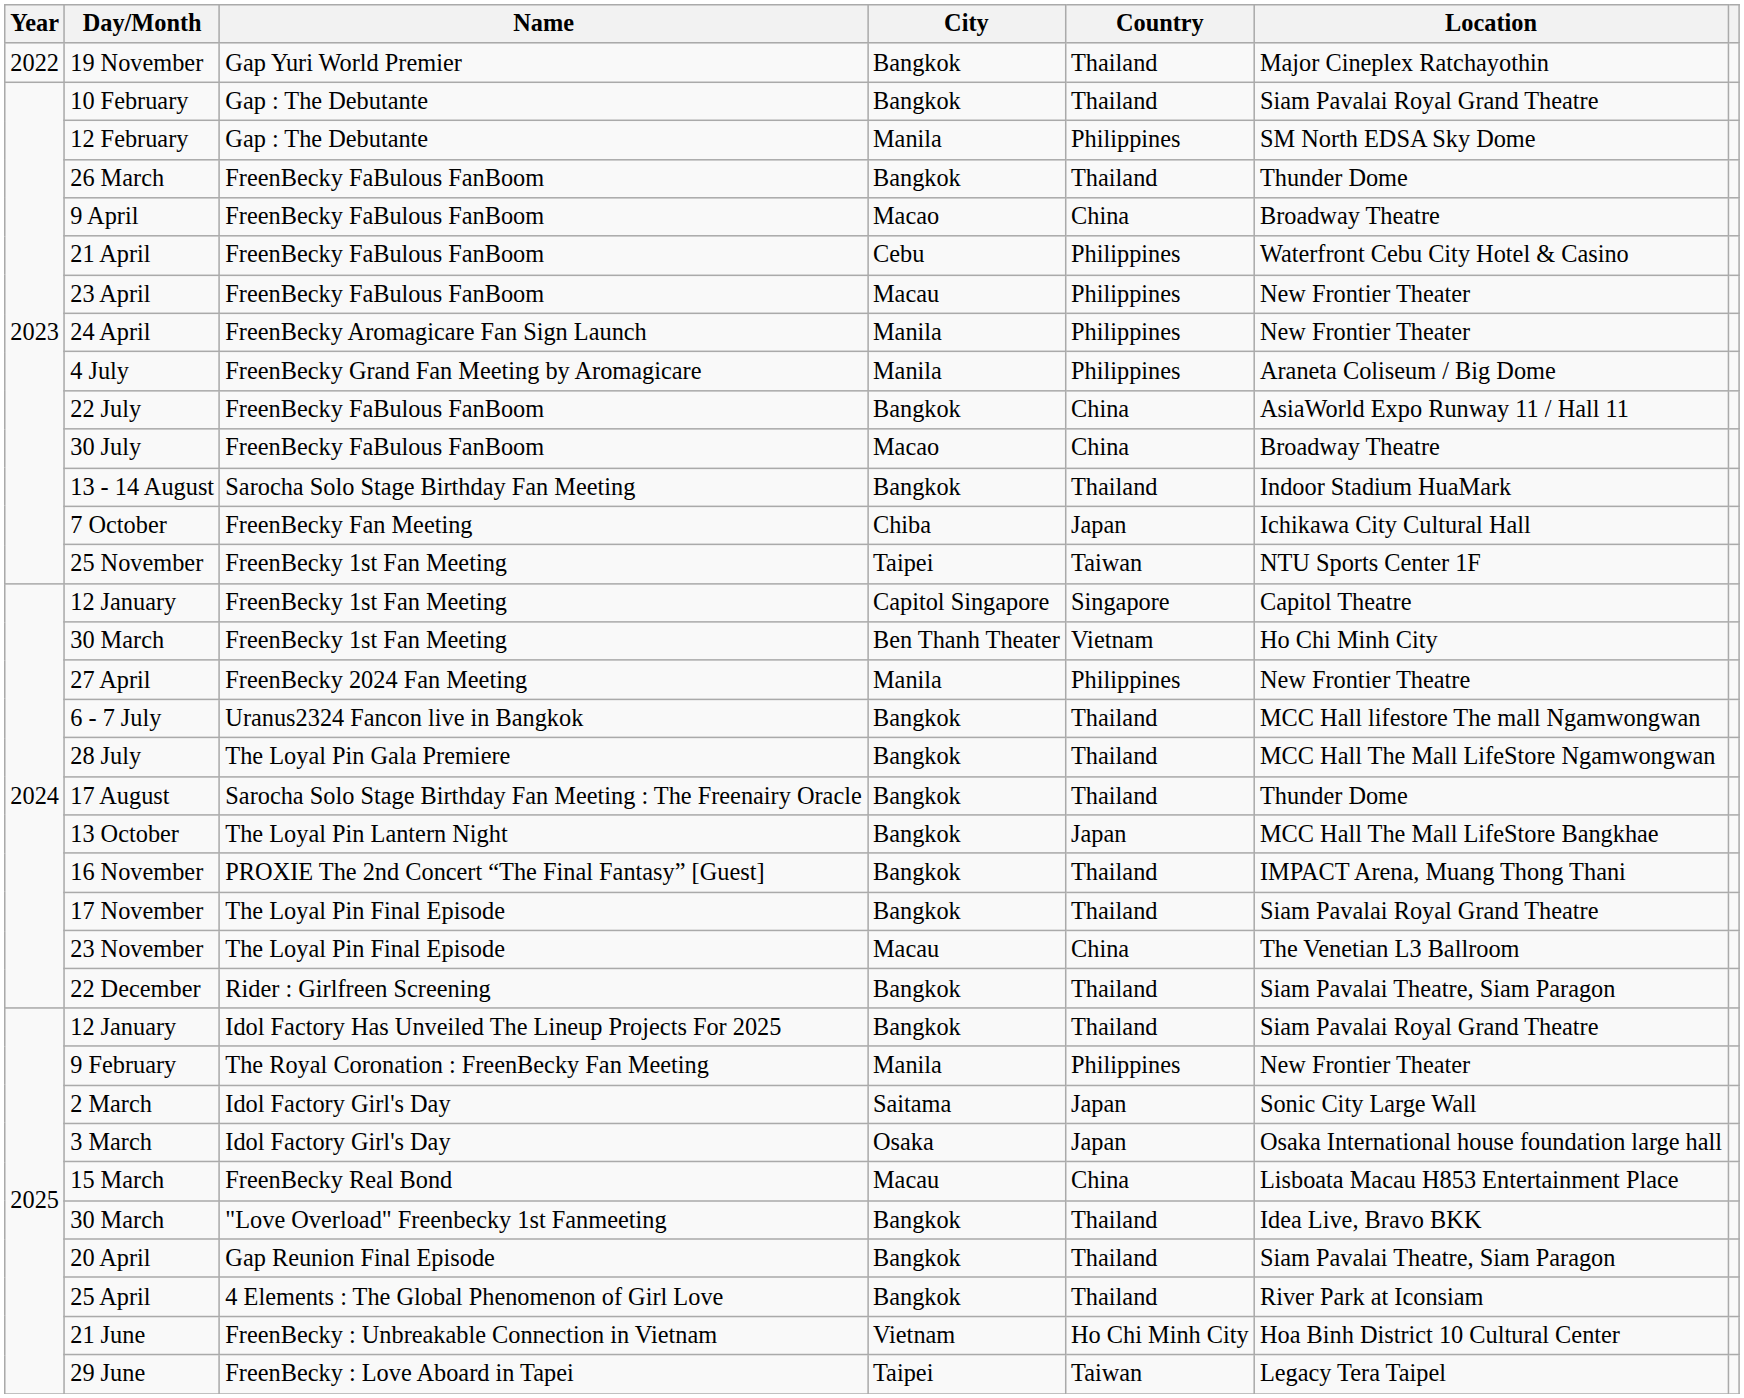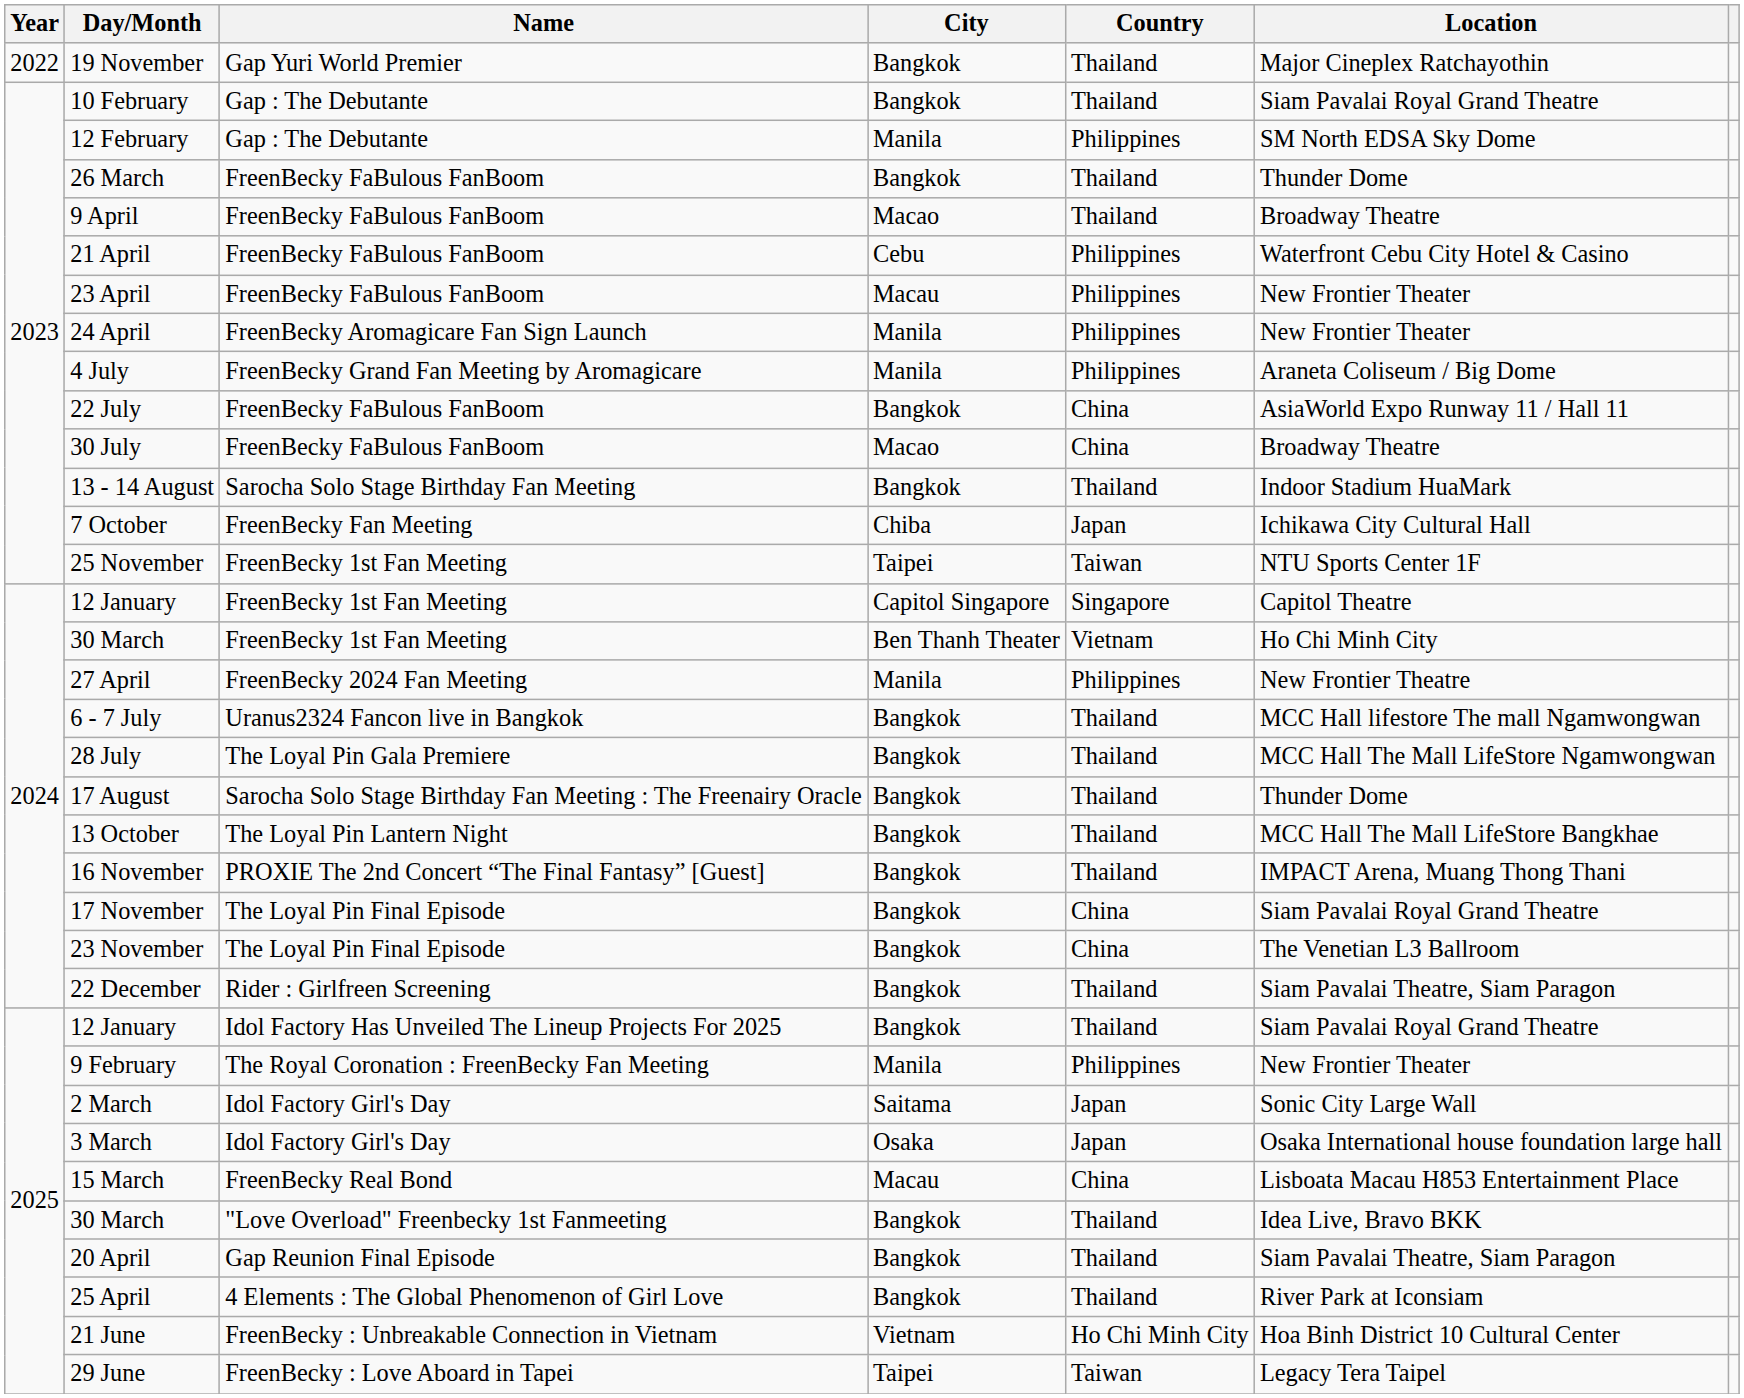(1100, 216) China -> (1114, 216) Thailand
(1099, 833) Japan -> (1114, 833) Thailand
(1114, 910) Thailand -> (1100, 910) China
(906, 949) Macau -> (917, 949) Bangkok
